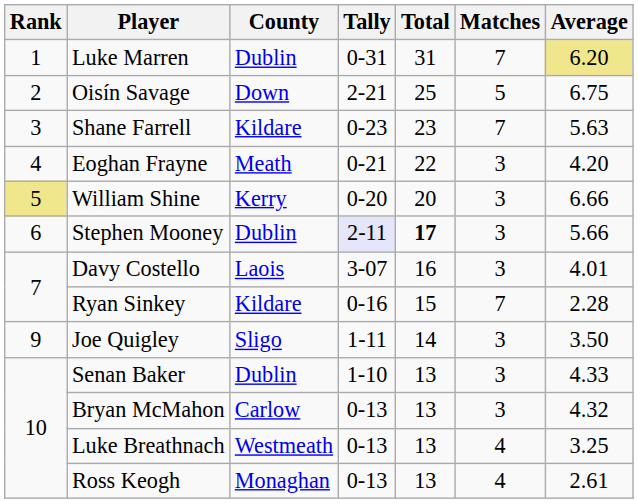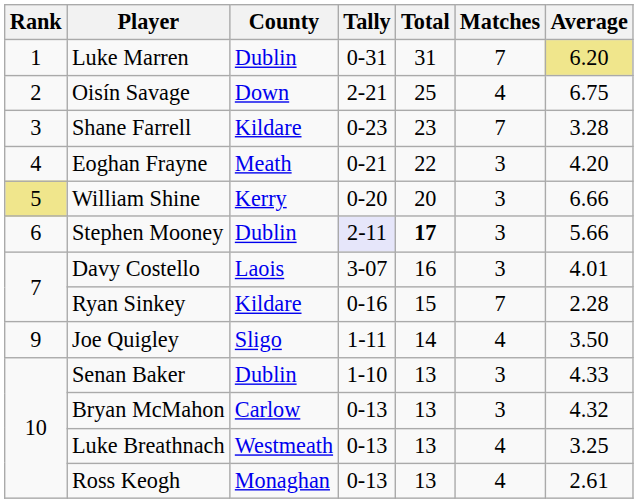(500, 92) 5 -> (500, 92) 4
(589, 127) 5.63 -> (589, 127) 3.28
(500, 339) 3 -> (500, 339) 4
